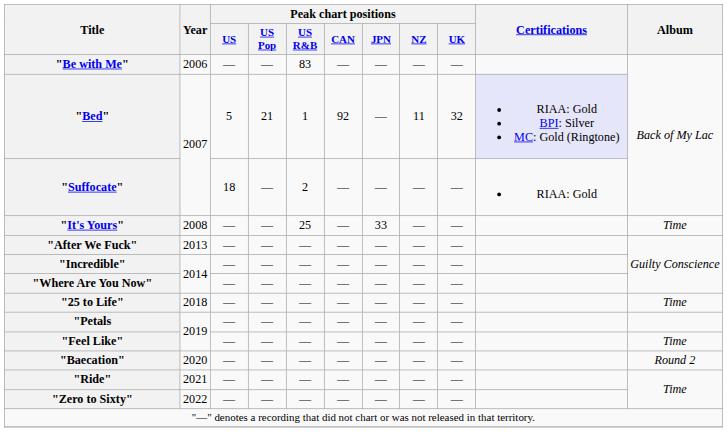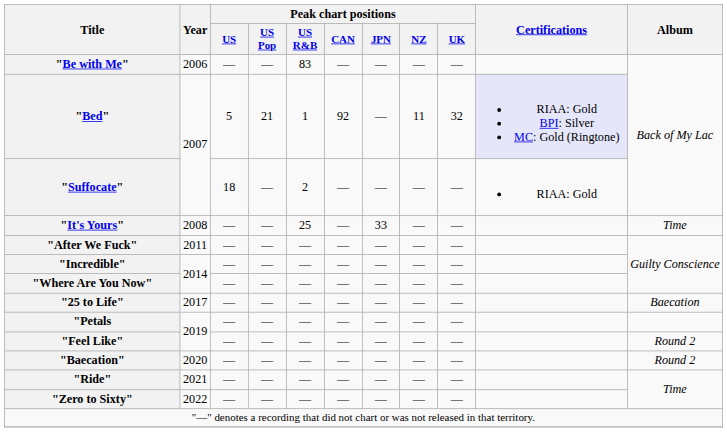(195, 244) 2013 -> (195, 244) 2011
(195, 302) 2018 -> (195, 302) 2017
(675, 302) Time -> (675, 302) Baecation
(675, 341) Time -> (675, 341) Round 2
